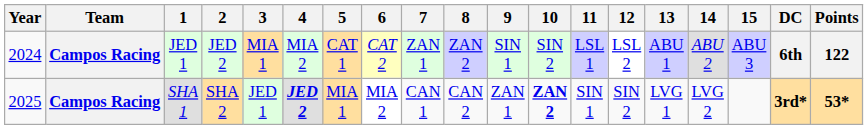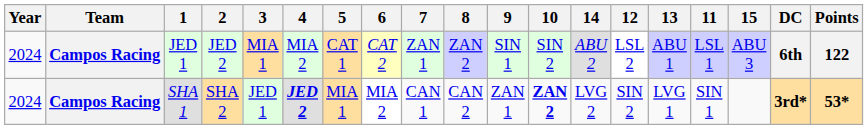columns swapped: (590, 17) <-> (708, 17)
(25, 101) 2025 -> (25, 101) 2024
